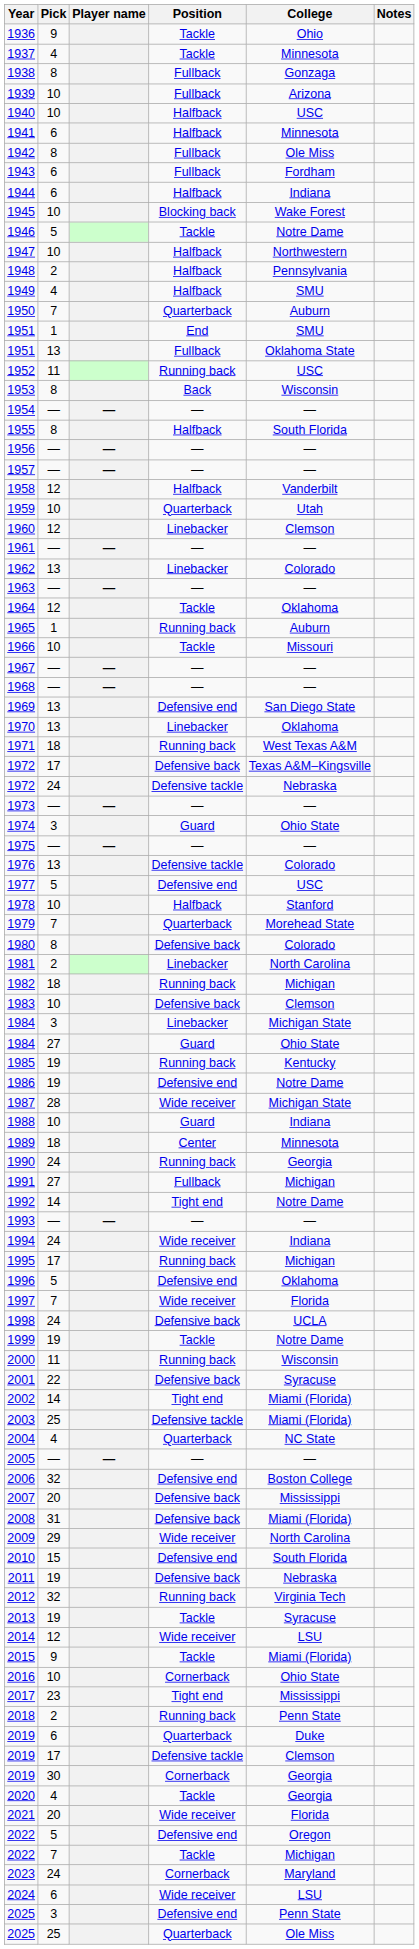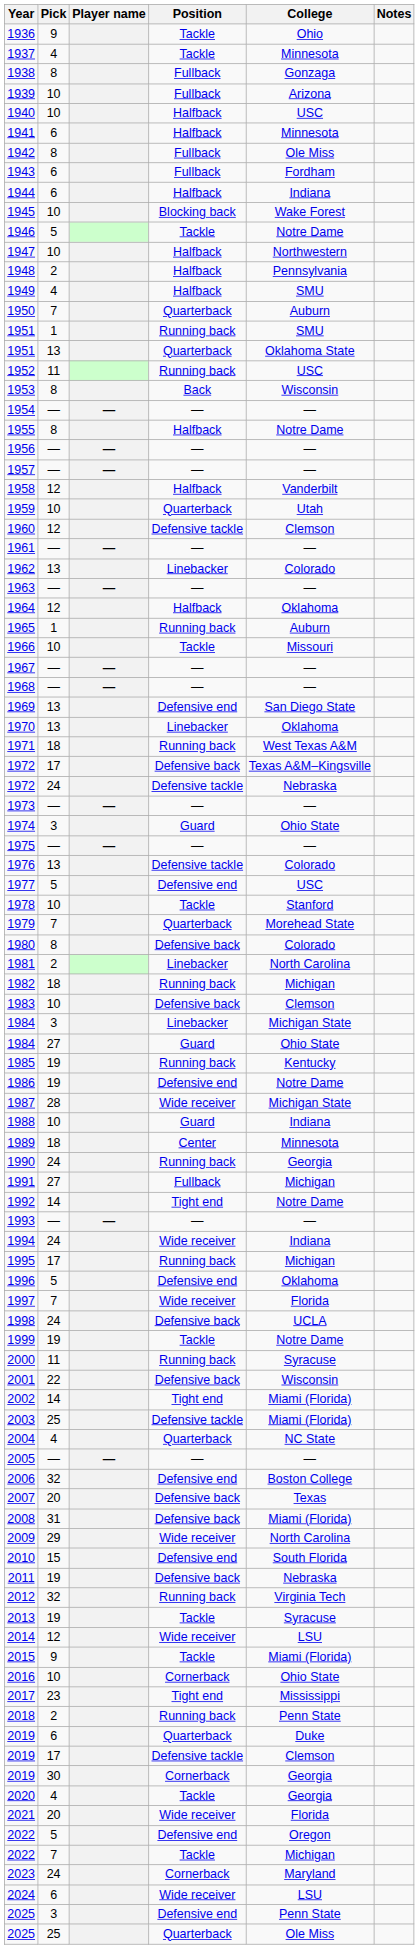(197, 331) End -> (197, 331) Running back
(197, 350) Fullback -> (197, 350) Quarterback
(310, 430) South Florida -> (310, 430) Notre Dame
(197, 529) Linebacker -> (197, 529) Defensive tackle
(197, 608) Tackle -> (197, 608) Halfback
(197, 905) Halfback -> (197, 905) Tackle
(310, 1360) Wisconsin -> (310, 1360) Syracuse
(310, 1380) Syracuse -> (310, 1380) Wisconsin
(310, 1498) Mississippi -> (310, 1498) Texas
